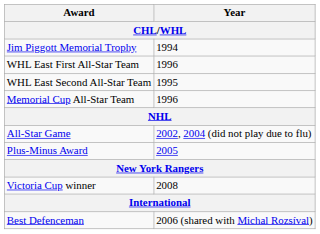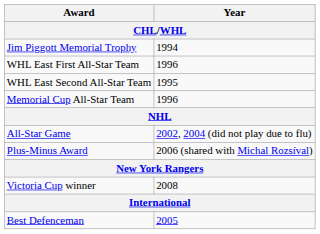(167, 151) 2005 -> (234, 151) 2006 (shared with Michal Rozsíval)
(234, 220) 2006 (shared with Michal Rozsíval) -> (167, 220) 2005
